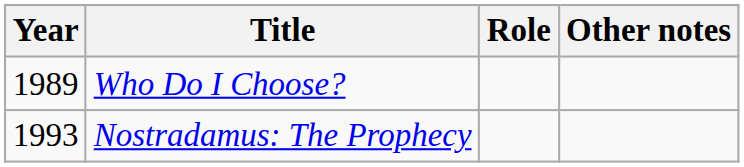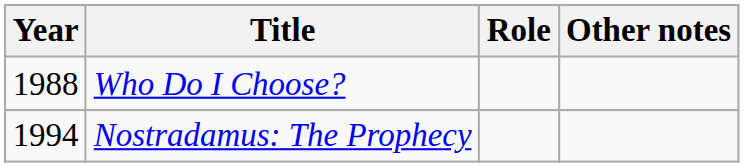(46, 82) 1989 -> (46, 82) 1988
(46, 135) 1993 -> (46, 135) 1994
